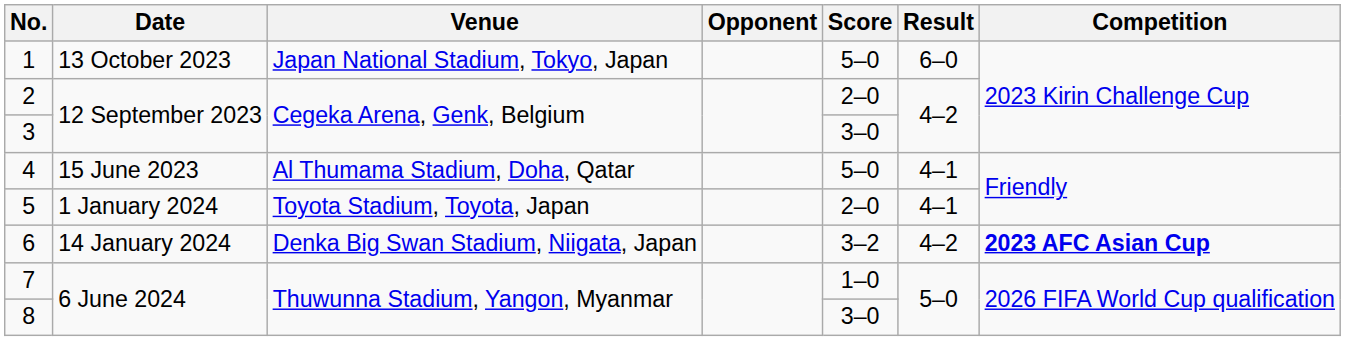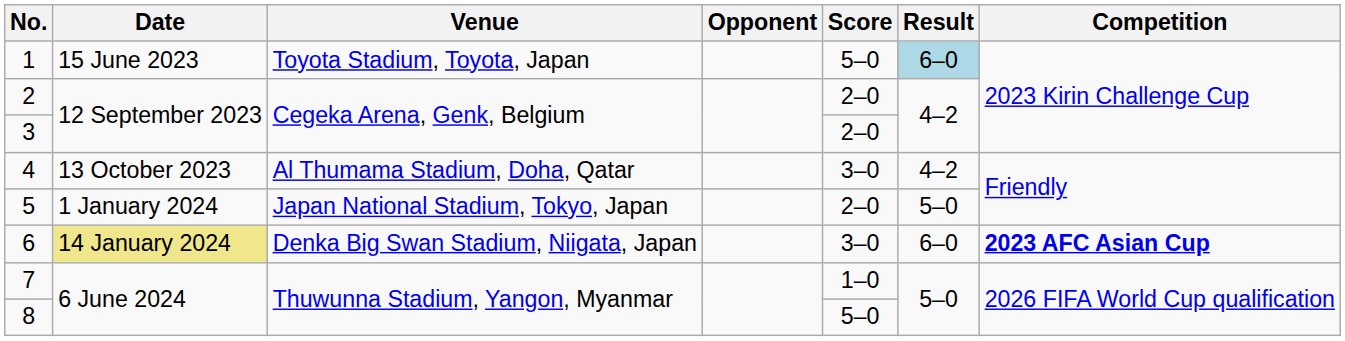(145, 59) 13 October 2023 -> (128, 59) 15 June 2023
(470, 59) Japan National Stadium, Tokyo, Japan -> (431, 59) Toyota Stadium, Toyota, Japan
(938, 59) no background -> (938, 59) lightblue background
(860, 133) 3–0 -> (860, 133) 2–0
(128, 170) 15 June 2023 -> (145, 170) 13 October 2023
(860, 170) 5–0 -> (860, 170) 3–0
(938, 170) 4–1 -> (938, 170) 4–2
(431, 206) Toyota Stadium, Toyota, Japan -> (470, 206) Japan National Stadium, Tokyo, Japan
(938, 206) 4–1 -> (938, 206) 5–0
(145, 243) no background -> (145, 243) khaki background
(860, 243) 3–2 -> (860, 243) 3–0
(938, 243) 4–2 -> (938, 243) 6–0
(860, 317) 3–0 -> (860, 317) 5–0
